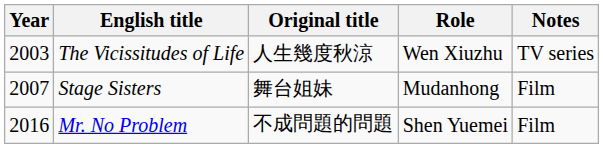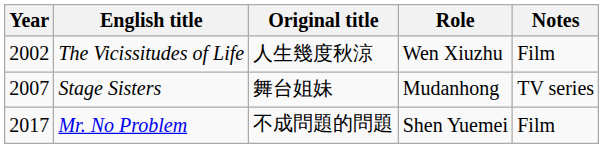(29, 53) 2003 -> (29, 53) 2002
(556, 53) TV series -> (536, 53) Film
(536, 89) Film -> (556, 89) TV series
(29, 124) 2016 -> (29, 124) 2017
